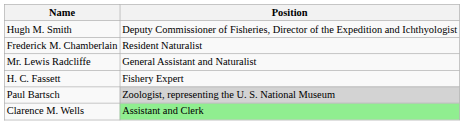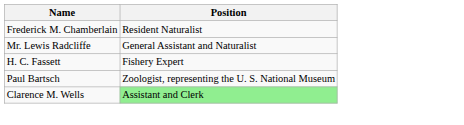- row: (39, 29)
(229, 95) lightgrey background -> (229, 78) no background
